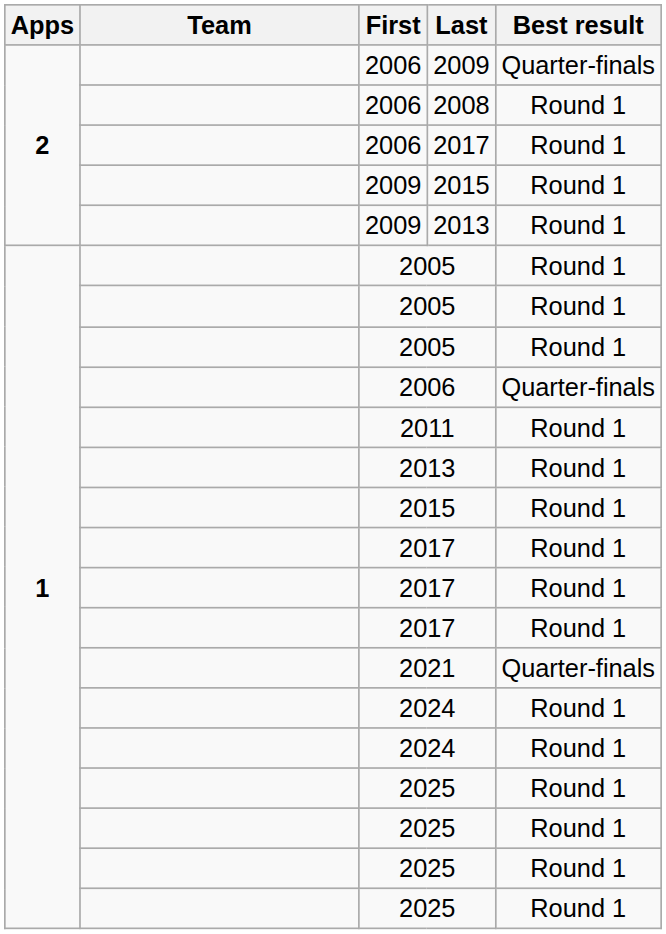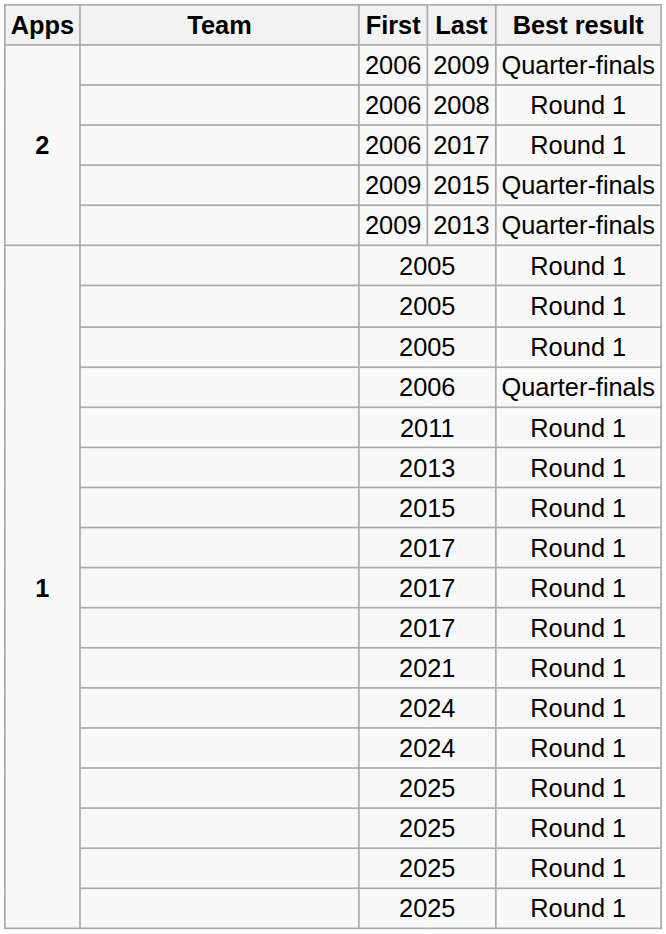(578, 186) Round 1 -> (578, 186) Quarter-finals
(578, 226) Round 1 -> (578, 226) Quarter-finals
(578, 668) Quarter-finals -> (578, 668) Round 1
